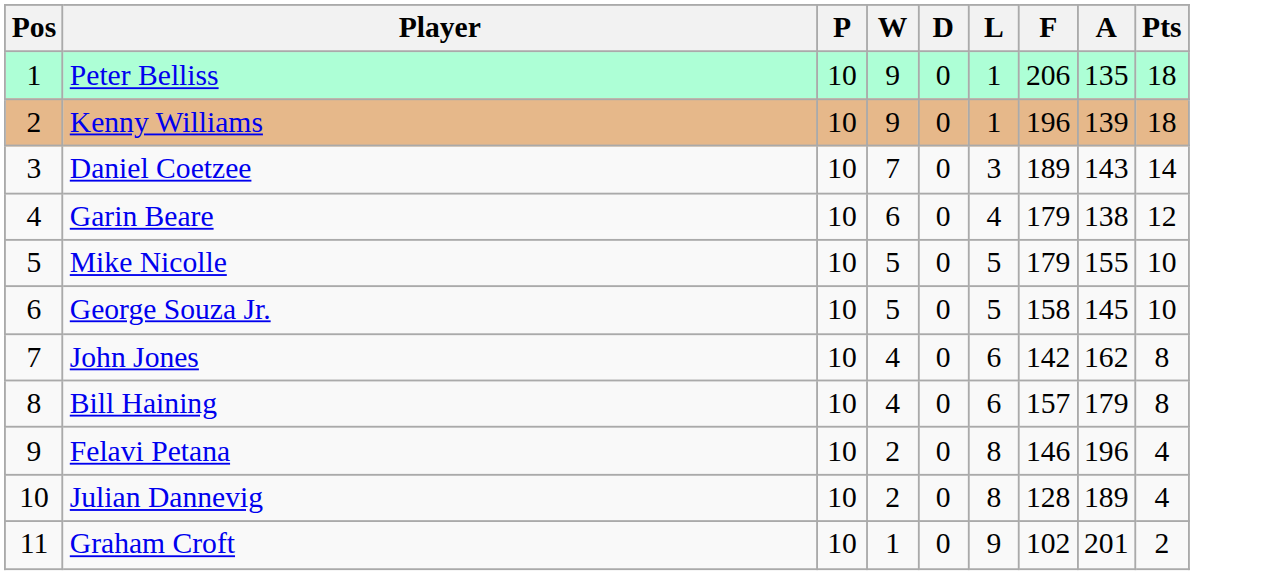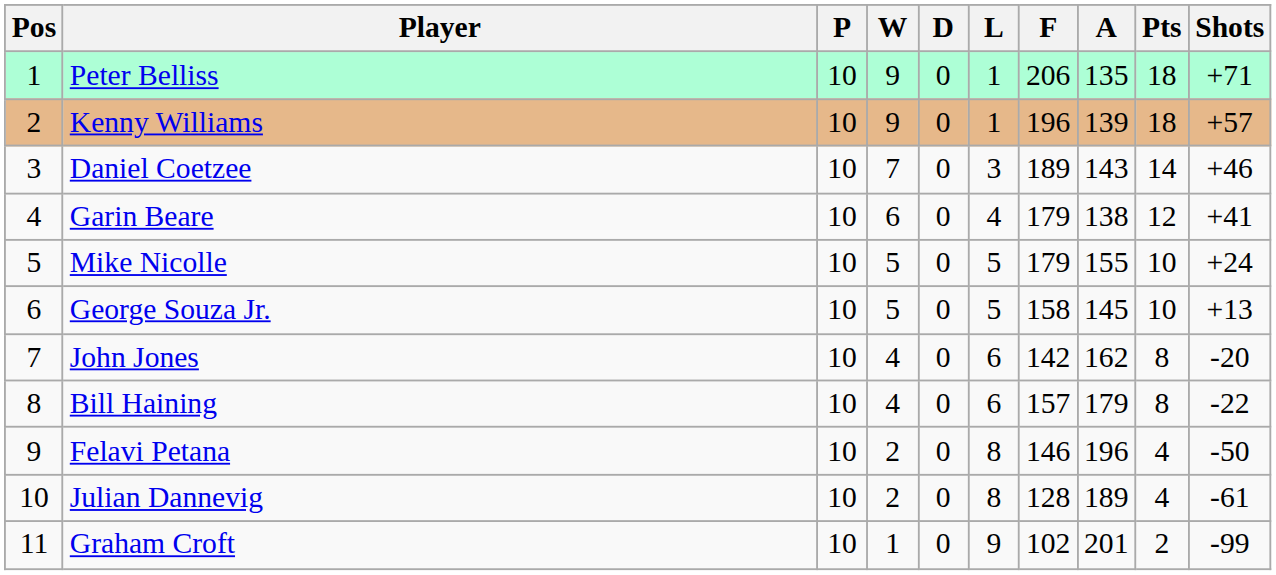+ column: (1230, 27)
